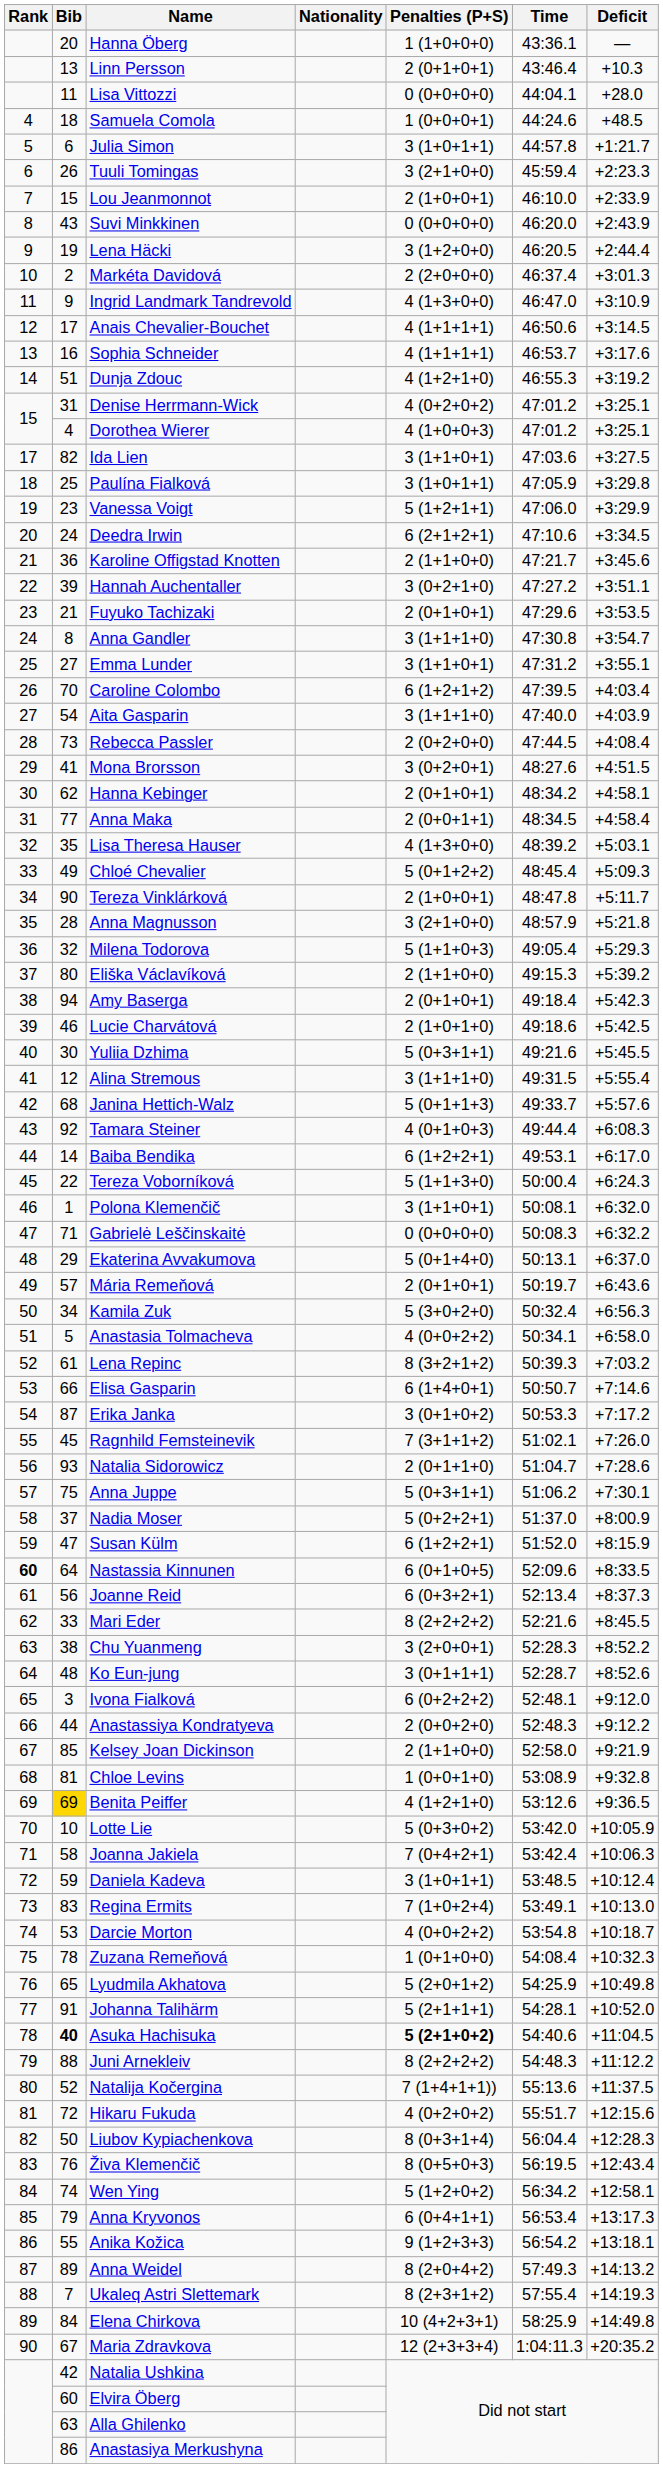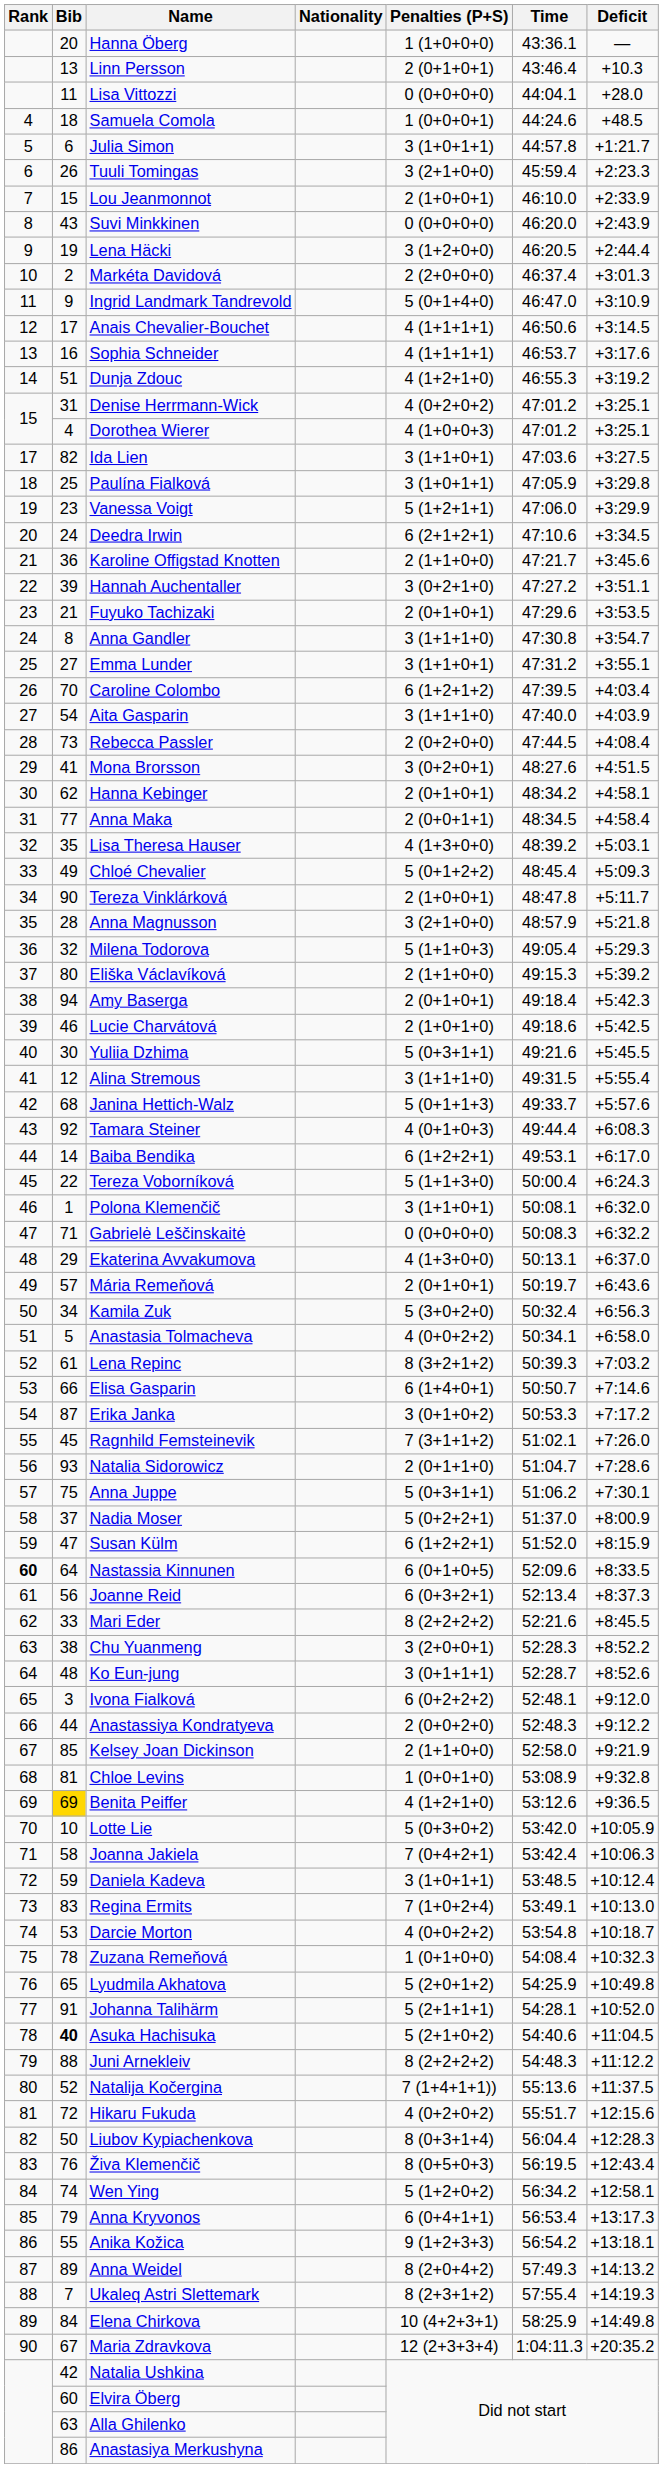(449, 302) 4 (1+3+0+0) -> (449, 302) 5 (0+1+4+0)
(449, 1259) 5 (0+1+4+0) -> (449, 1259) 4 (1+3+0+0)
(449, 2036) bold -> (449, 2036) normal
